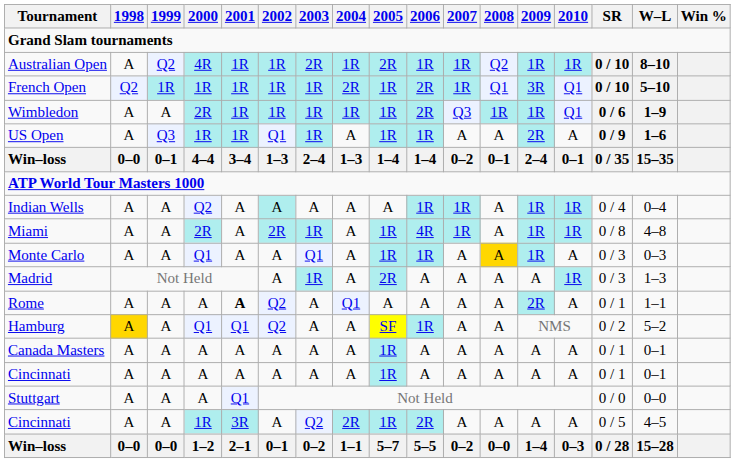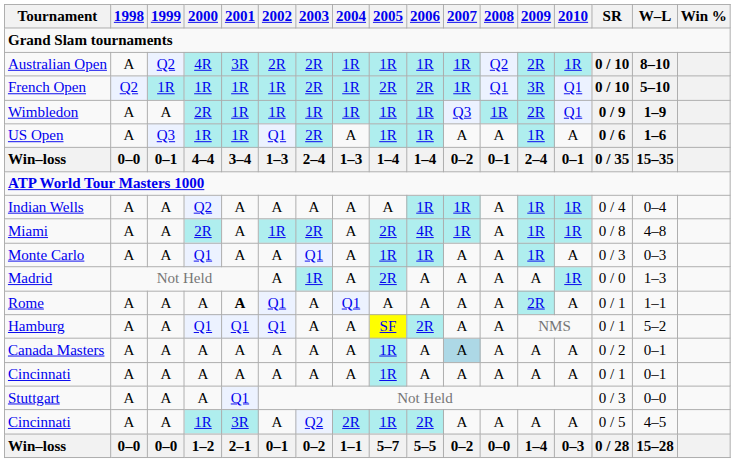(240, 64) 1R -> (240, 64) 3R
(277, 64) 1R -> (277, 64) 2R
(388, 64) 2R -> (388, 64) 1R
(536, 64) 1R -> (536, 64) 2R
(314, 87) 1R -> (314, 87) 2R
(351, 87) 2R -> (351, 87) 1R
(388, 87) 1R -> (388, 87) 2R
(425, 111) 2R -> (425, 111) 1R
(536, 111) 1R -> (536, 111) 2R
(612, 111) 0 / 6 -> (612, 111) 0 / 9
(314, 135) 1R -> (314, 135) 2R
(536, 135) 2R -> (536, 135) 1R
(612, 135) 0 / 9 -> (612, 135) 0 / 6
(277, 207) paleturquoise background -> (277, 207) no background
(277, 231) 2R -> (277, 231) 1R
(314, 231) 1R -> (314, 231) 2R
(388, 231) 1R -> (388, 231) 2R
(499, 254) gold background -> (499, 254) no background
(612, 278) 0 / 3 -> (612, 278) 0 / 0
(277, 302) Q2 -> (277, 302) Q1
(129, 326) gold background -> (129, 326) no background
(277, 326) Q2 -> (277, 326) Q1
(425, 326) 1R -> (425, 326) 2R
(612, 326) 0 / 2 -> (612, 326) 0 / 1
(462, 350) no background -> (462, 350) lightblue background
(612, 350) 0 / 1 -> (612, 350) 0 / 2
(612, 398) 0 / 0 -> (612, 398) 0 / 3
